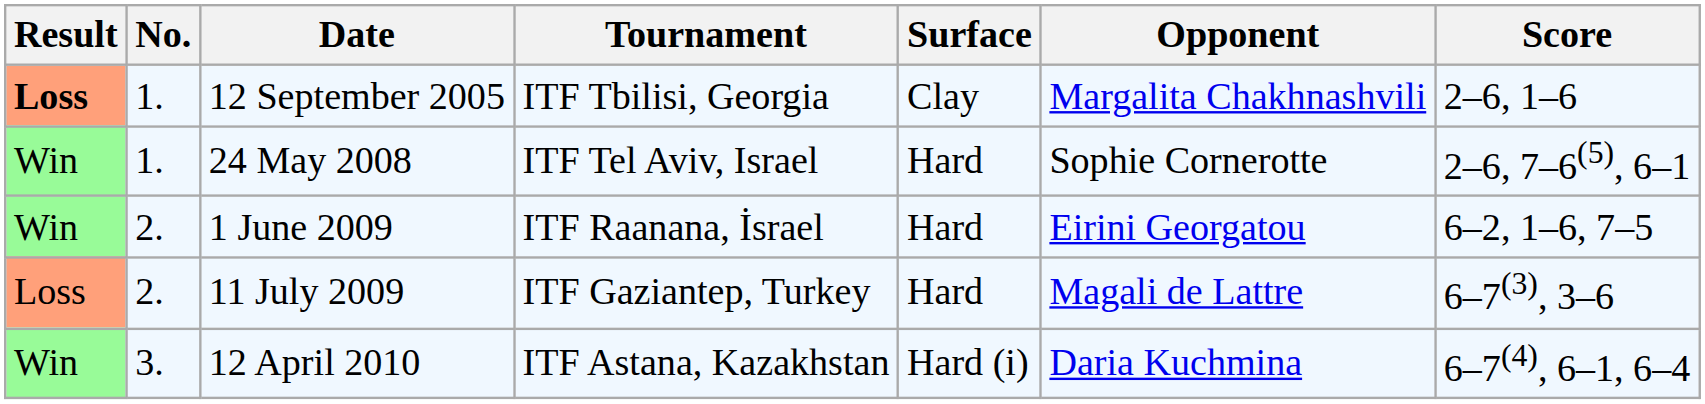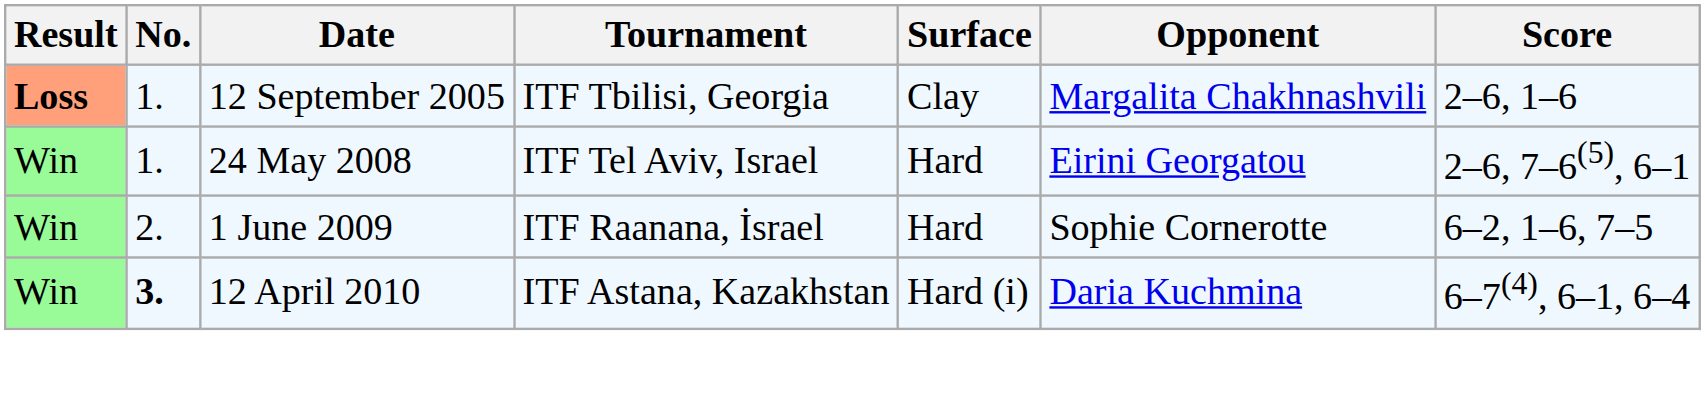(1188, 160) Sophie Cornerotte -> (1178, 160) Eirini Georgatou
(1178, 226) Eirini Georgatou -> (1188, 226) Sophie Cornerotte
- row: (307, 291)
(149, 362) normal -> (149, 291) bold
